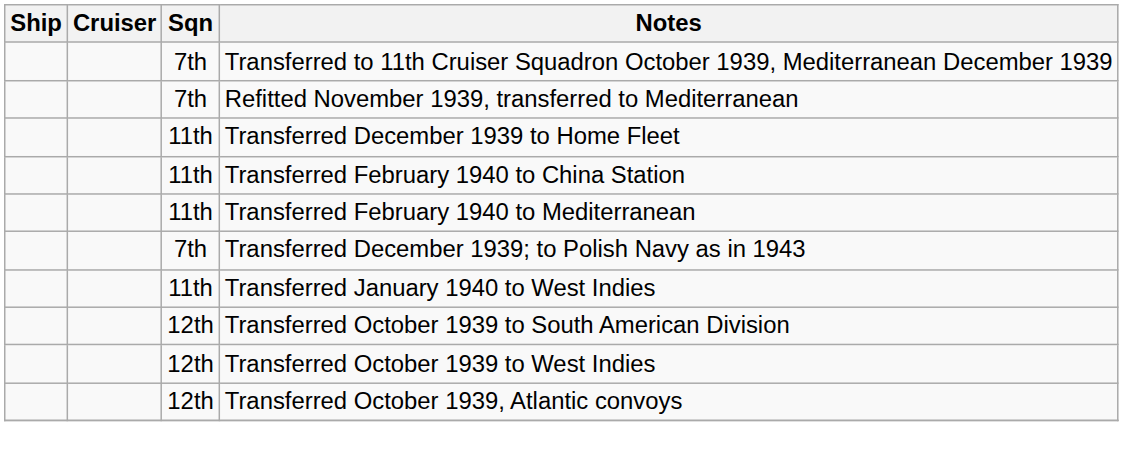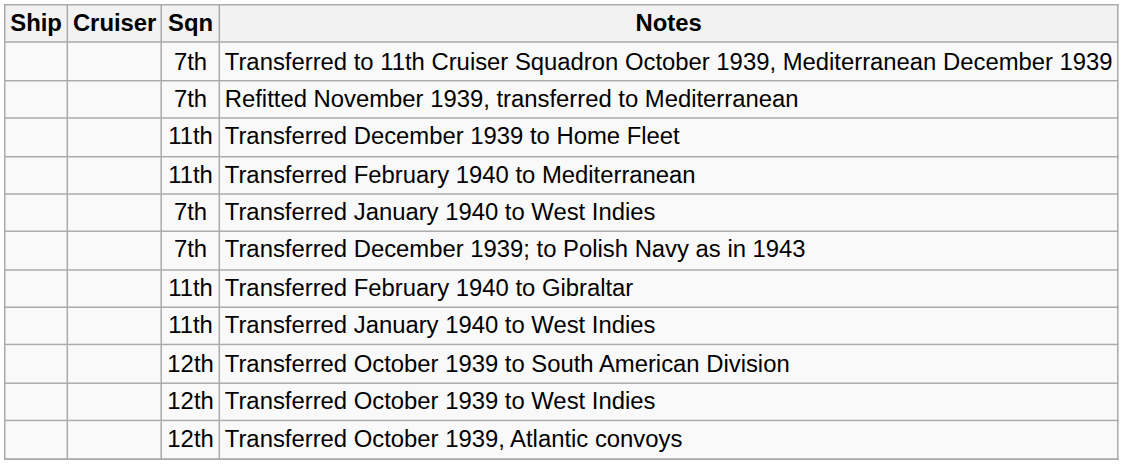- row: (191, 174)
+ row: (191, 212)
+ row: (191, 288)
